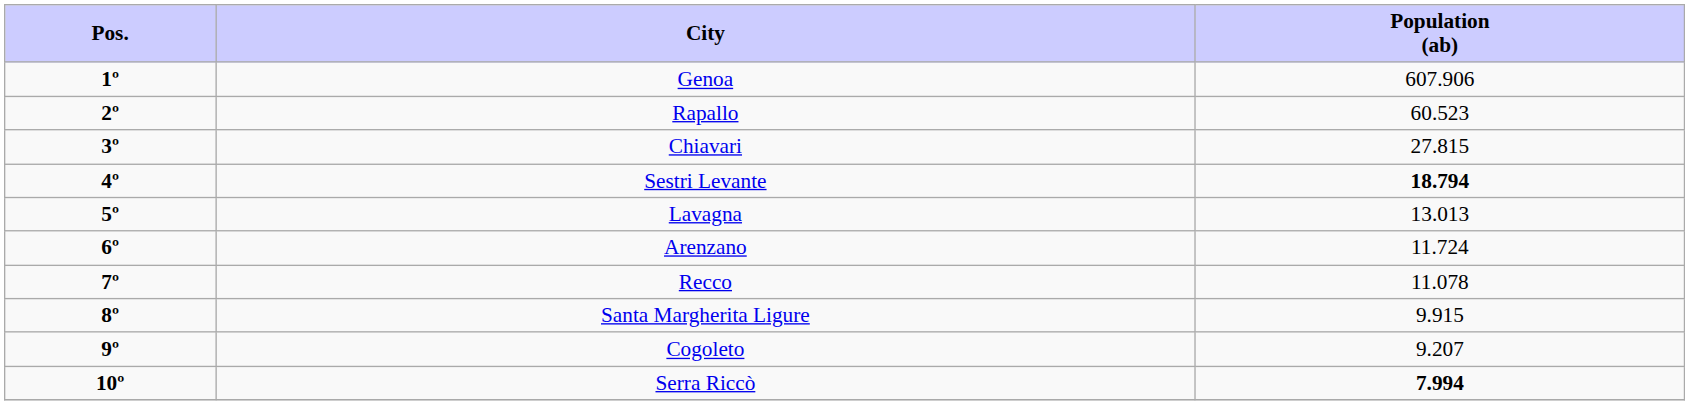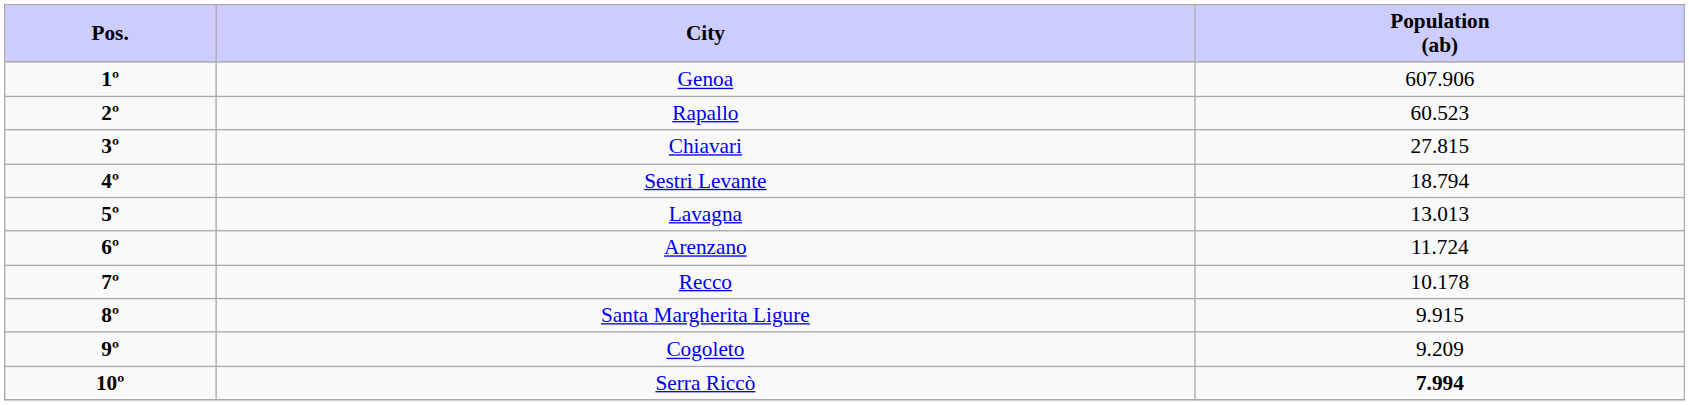(1440, 180) bold -> (1440, 180) normal
(1440, 281) 11.078 -> (1440, 281) 10.178
(1440, 349) 9.207 -> (1440, 349) 9.209
